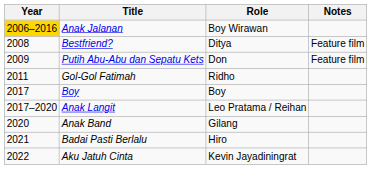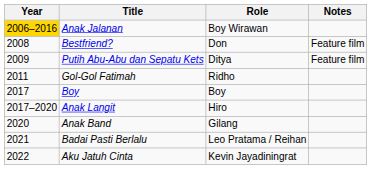(220, 44) Ditya -> (218, 44) Don
(218, 60) Don -> (220, 60) Ditya
(257, 108) Leo Pratama / Reihan -> (218, 108) Hiro
(218, 140) Hiro -> (257, 140) Leo Pratama / Reihan
